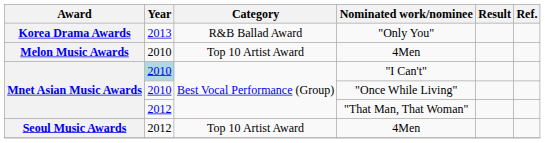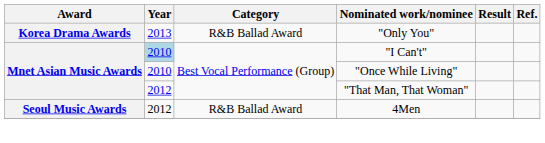- row: (75, 52)
(256, 128) Top 10 Artist Award -> (256, 109) R&B Ballad Award
